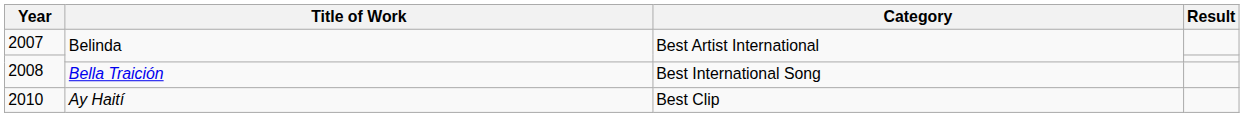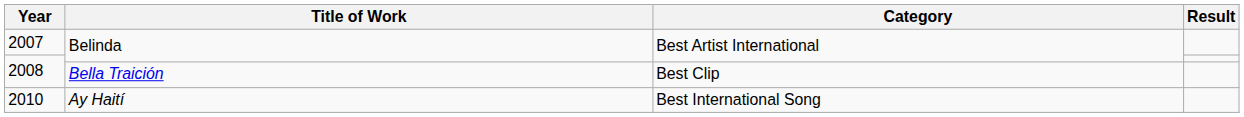(739, 74) Best International Song -> (688, 74) Best Clip
(688, 99) Best Clip -> (739, 99) Best International Song
